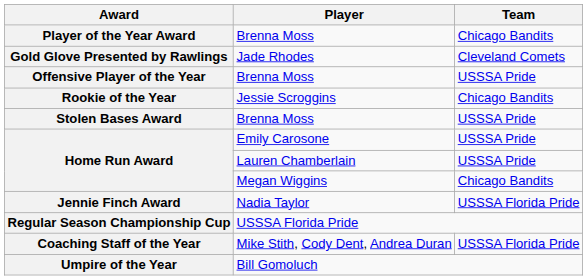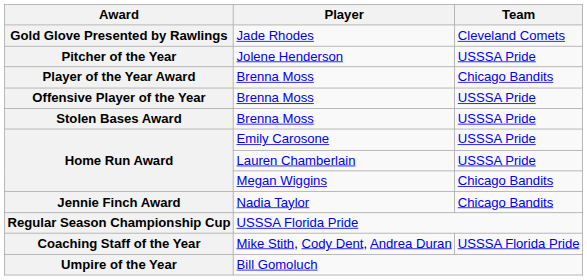rows swapped: (119, 35) <-> (119, 56)
+ row: (119, 56)
- row: (119, 98)
(519, 202) USSSA Florida Pride -> (506, 202) Chicago Bandits
